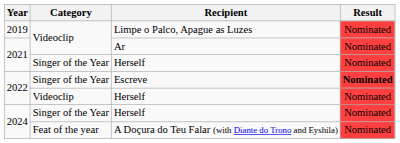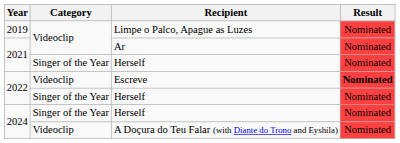(71, 79) Singer of the Year -> (53, 79) Videoclip
(53, 96) Videoclip -> (71, 96) Singer of the Year
(66, 130) Feat of the year -> (53, 130) Videoclip
